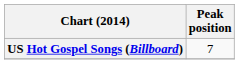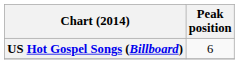(210, 48) 7 -> (210, 48) 6
